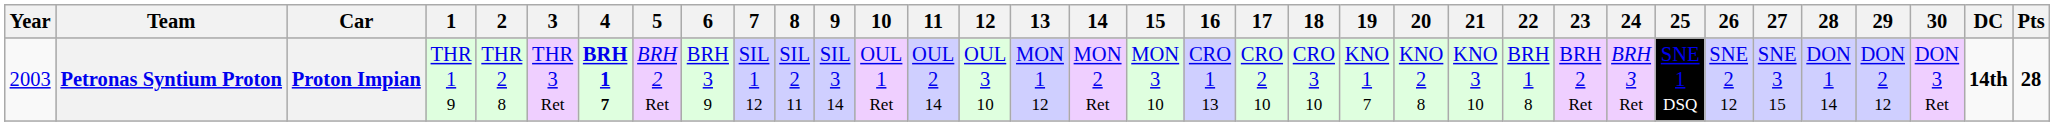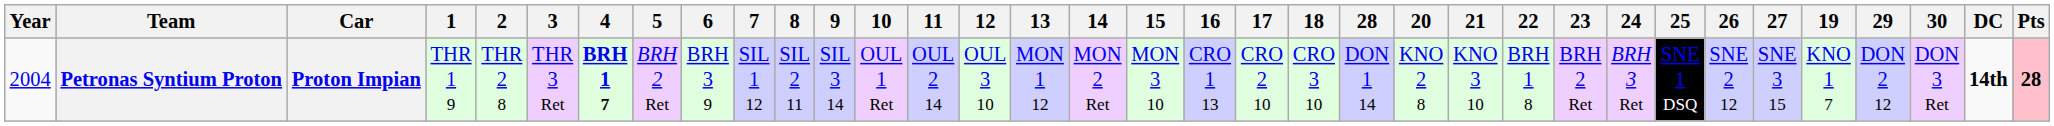columns swapped: (1367, 21) <-> (1829, 21)
(30, 79) 2003 -> (30, 79) 2004
(2031, 79) no background -> (2031, 79) pink background
